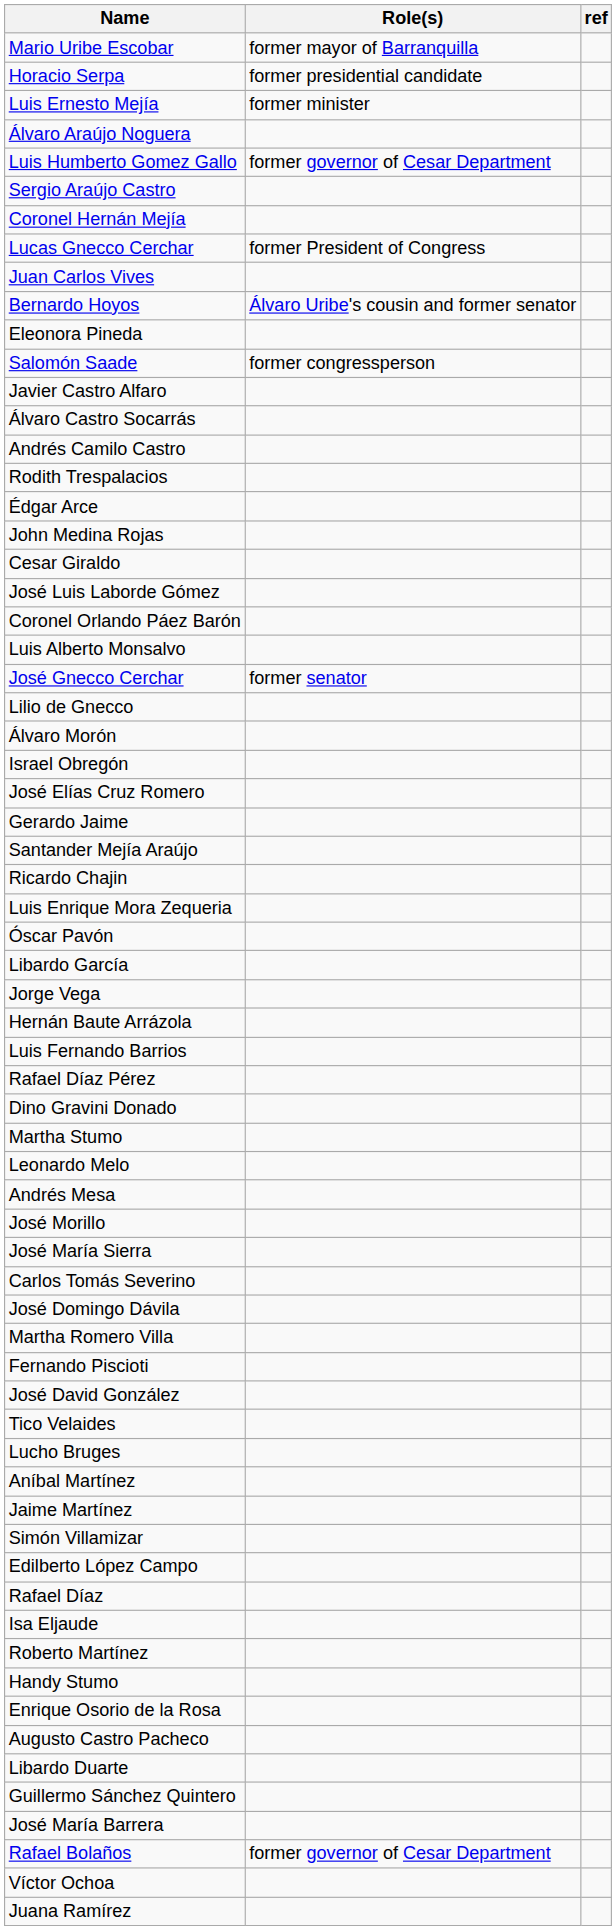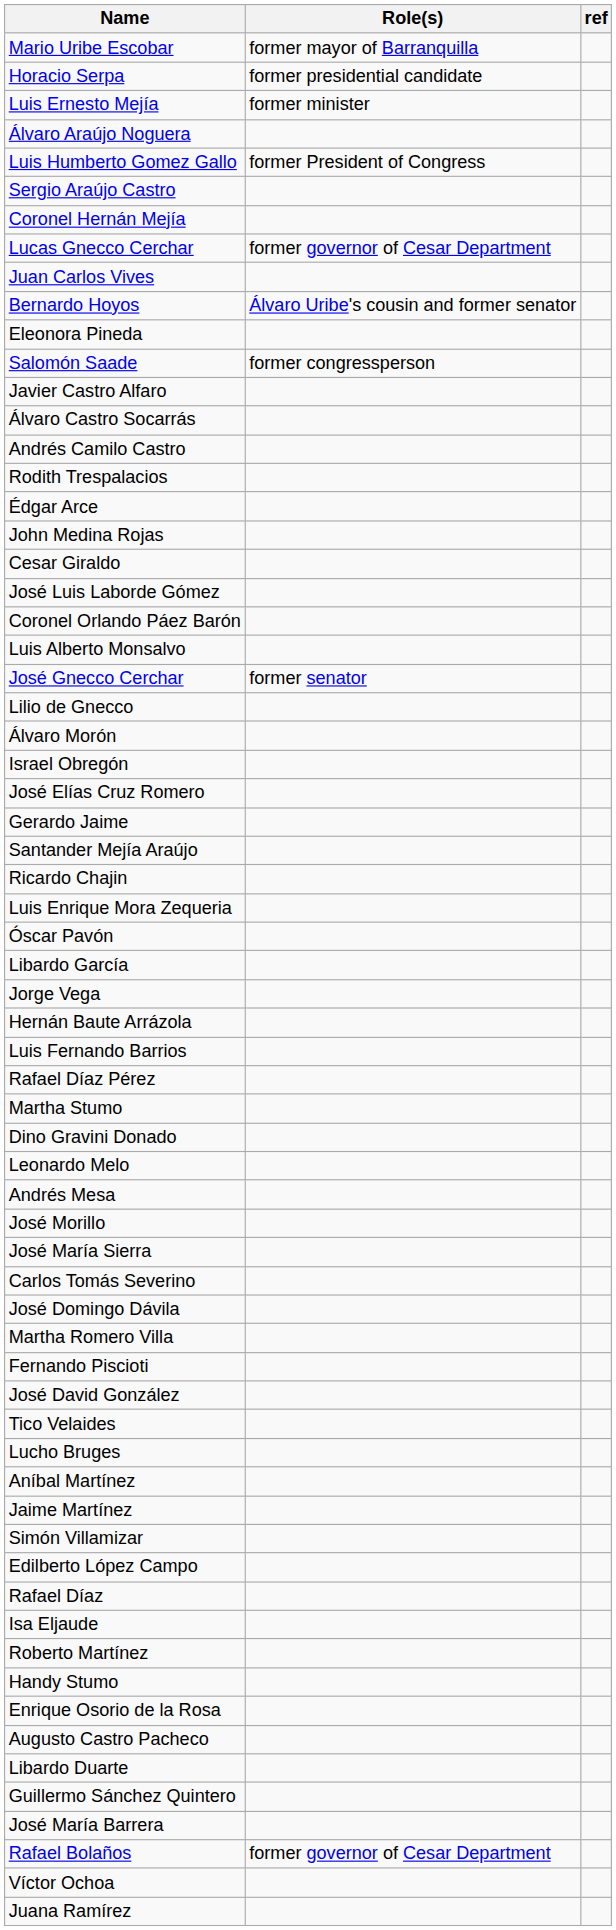(400, 162) former governor of Cesar Department -> (367, 162) former President of Congress
(367, 248) former President of Congress -> (400, 248) former governor of Cesar Department
rows swapped: (66, 1137) <-> (93, 1108)
